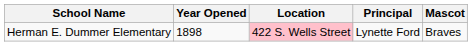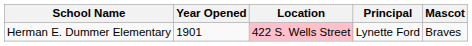(189, 31) 1898 -> (189, 31) 1901
